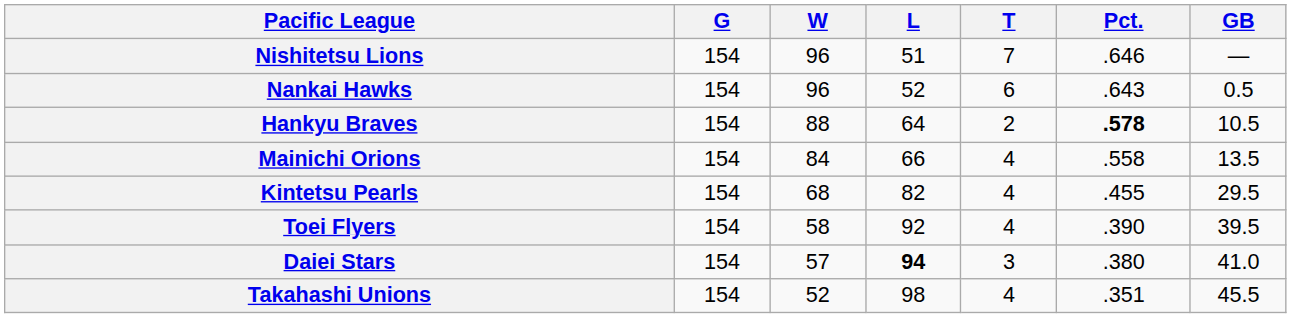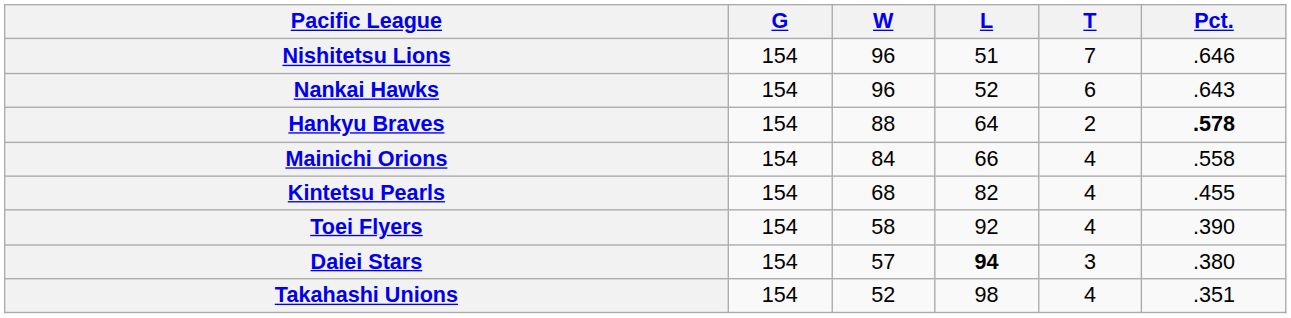- column: (1238, 21)
